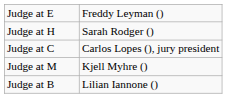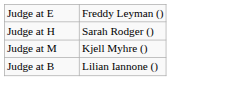- row: (31, 48)
